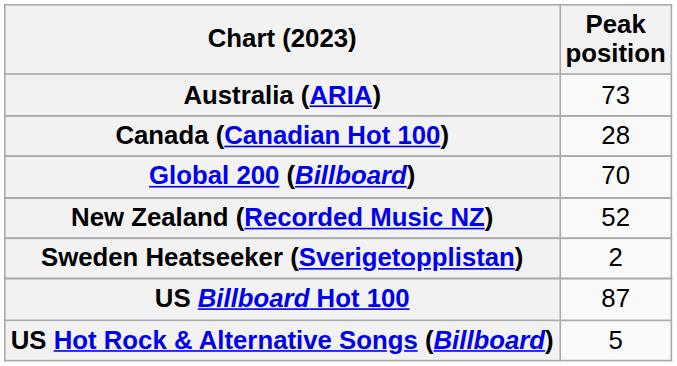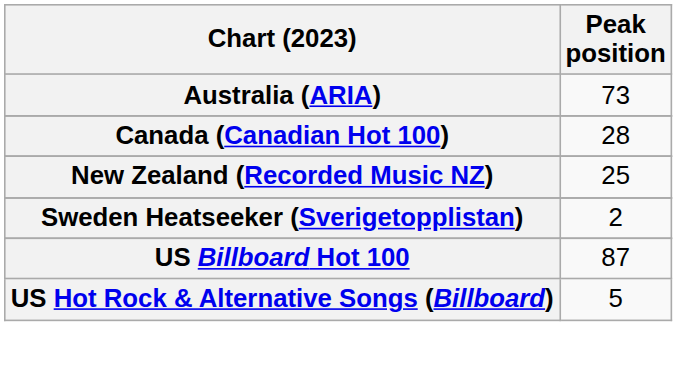- row: (282, 176)
(616, 217) 52 -> (616, 176) 25
